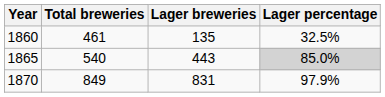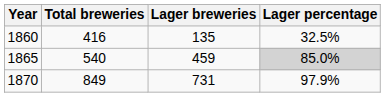(95, 37) 461 -> (95, 37) 416
(204, 59) 443 -> (204, 59) 459
(204, 80) 831 -> (204, 80) 731
